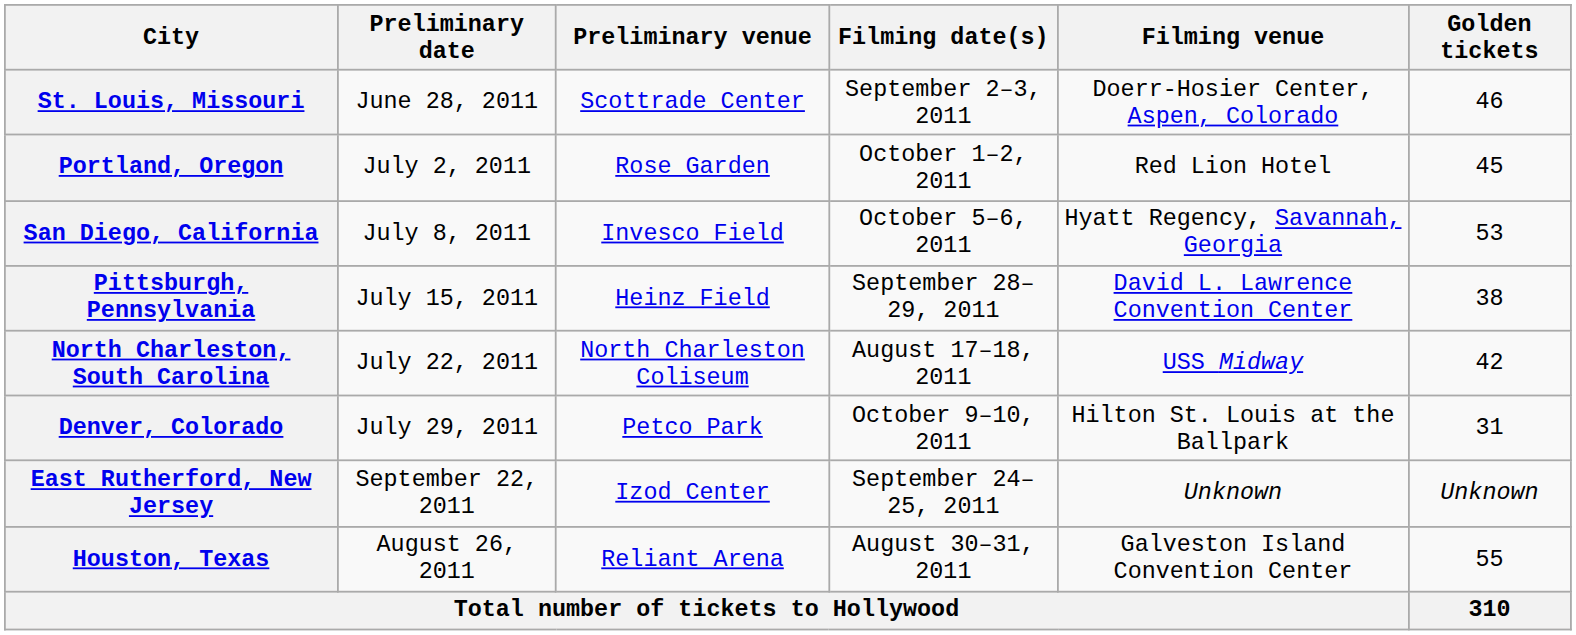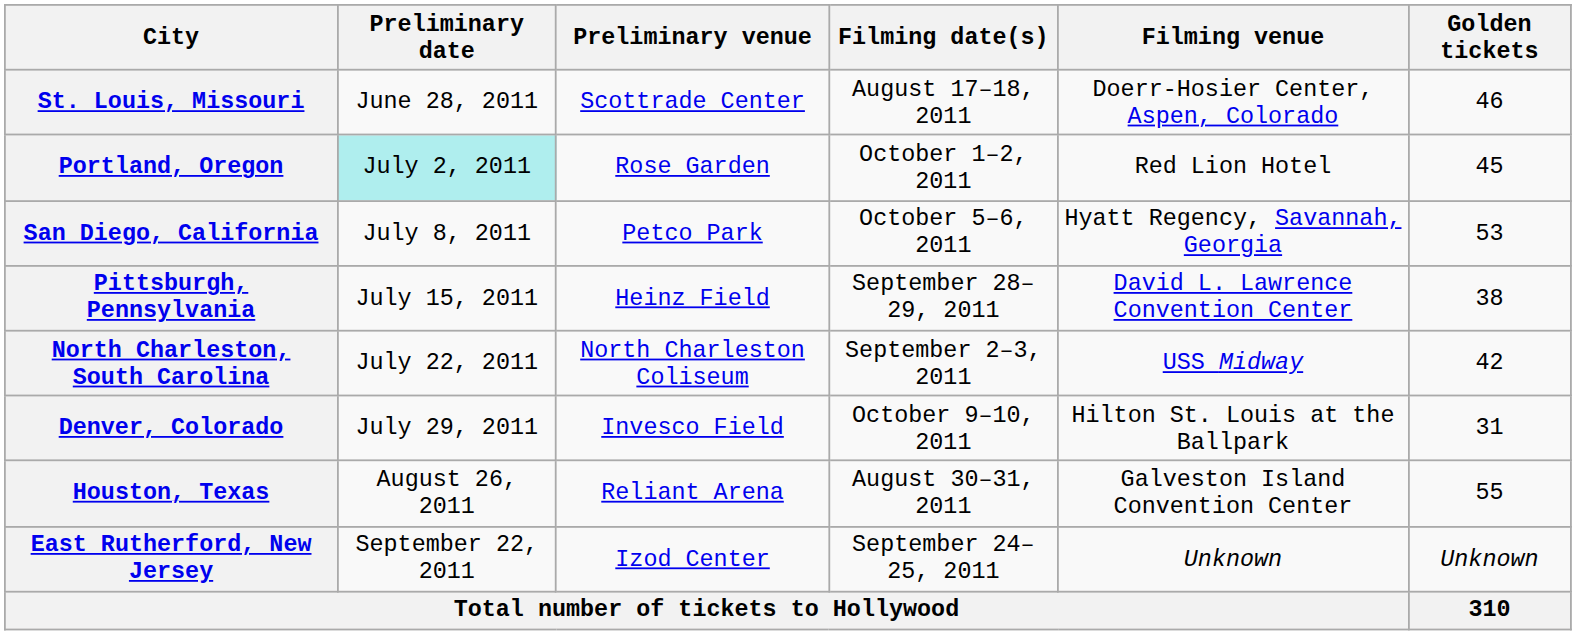(943, 103) September 2–3, 2011 -> (943, 103) August 17–18, 2011
(447, 168) no background -> (447, 168) paleturquoise background
(693, 233) Invesco Field -> (693, 233) Petco Park
(943, 363) August 17–18, 2011 -> (943, 363) September 2–3, 2011
(693, 428) Petco Park -> (693, 428) Invesco Field
rows swapped: (171, 559) <-> (171, 493)
